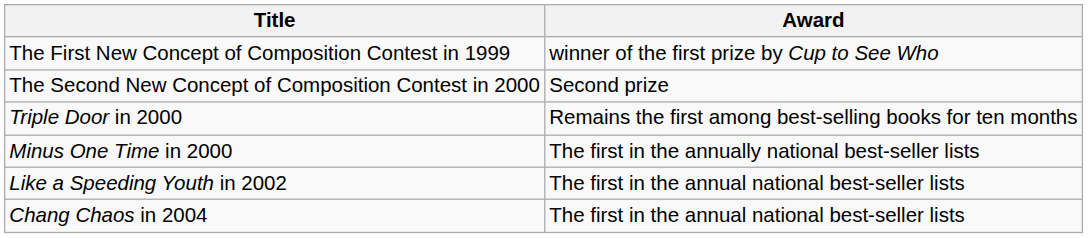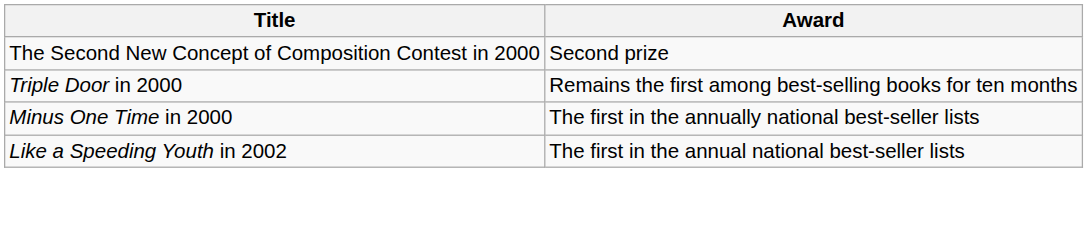- row: (260, 53)
- row: (108, 215)
